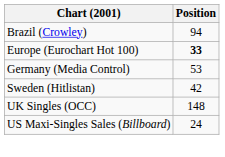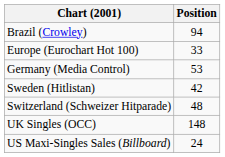(196, 50) bold -> (197, 50) normal
+ row: (89, 106)
